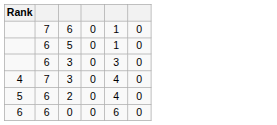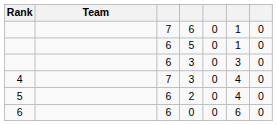+ column: (96, 13)
